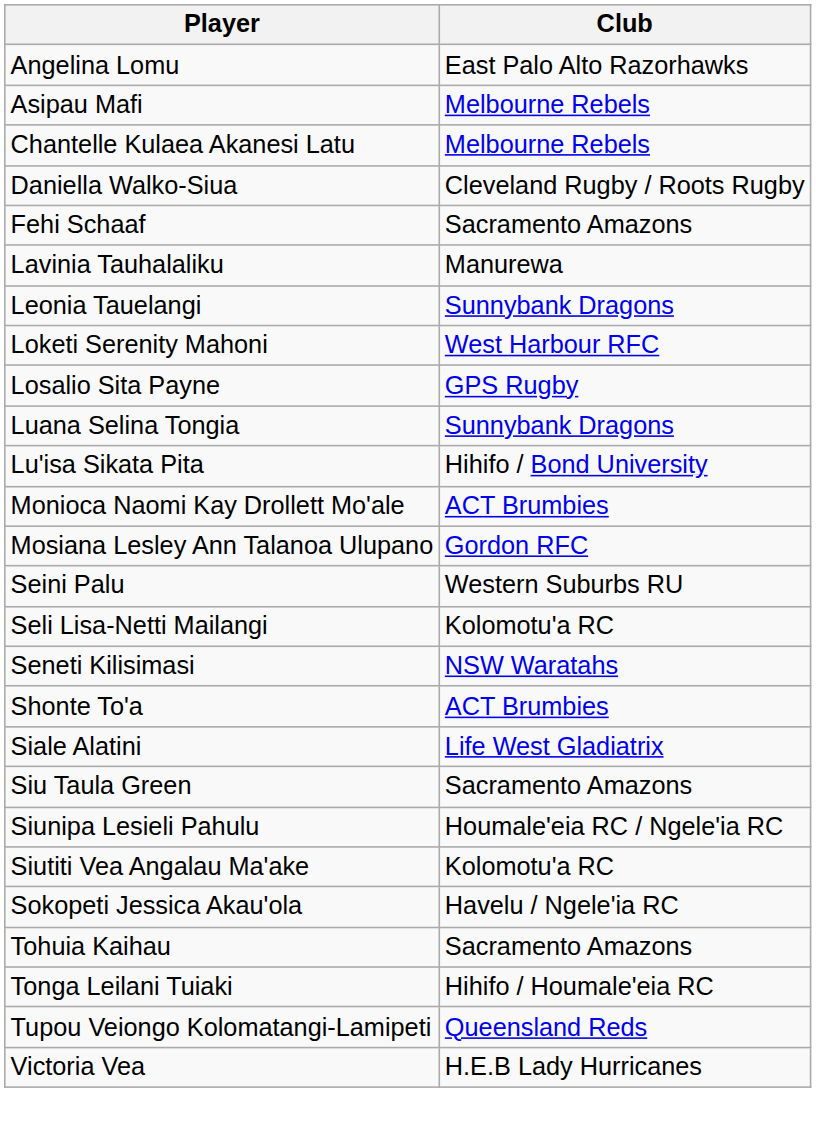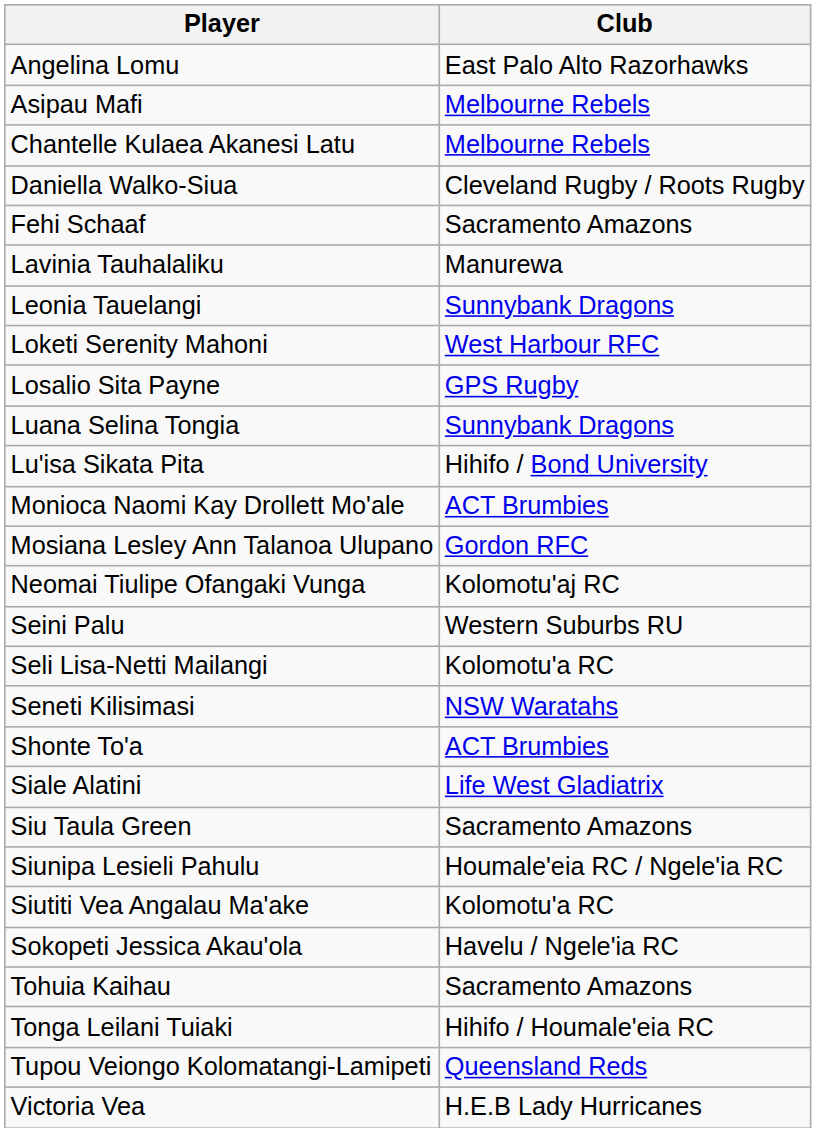+ row: (188, 585)
